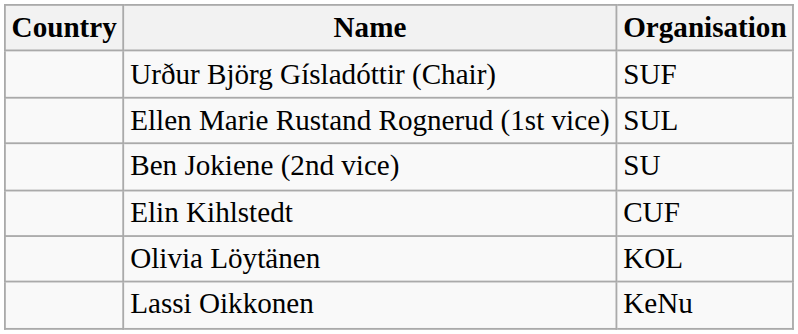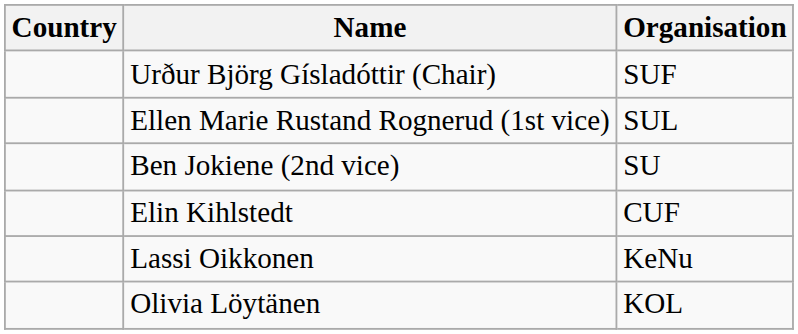rows swapped: (222, 304) <-> (225, 258)
